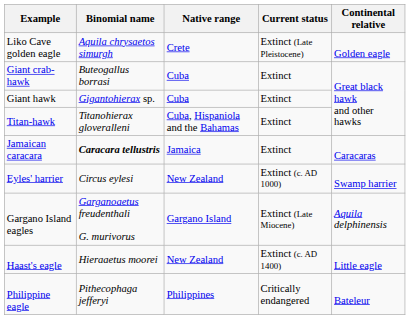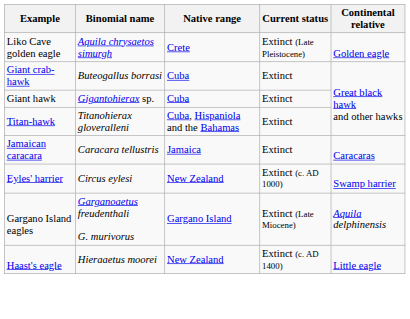(119, 150) bold -> (118, 150) normal
- row: (28, 300)
